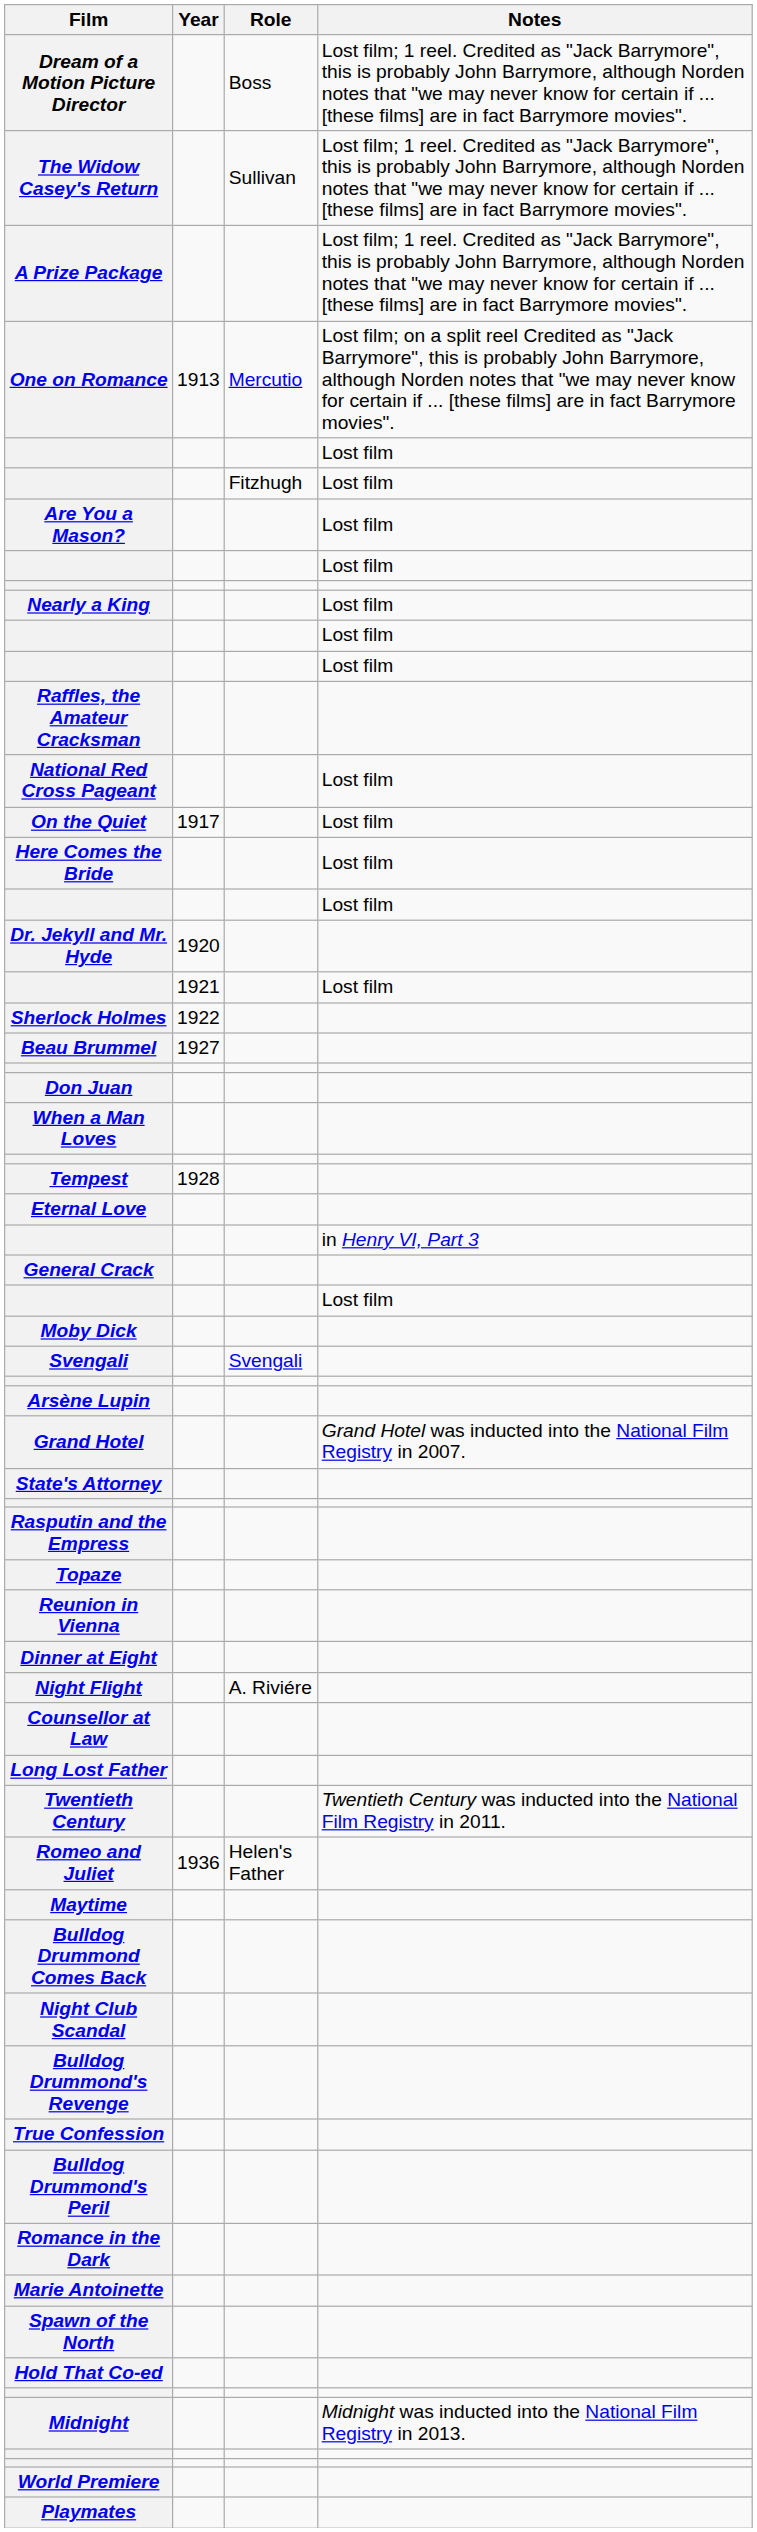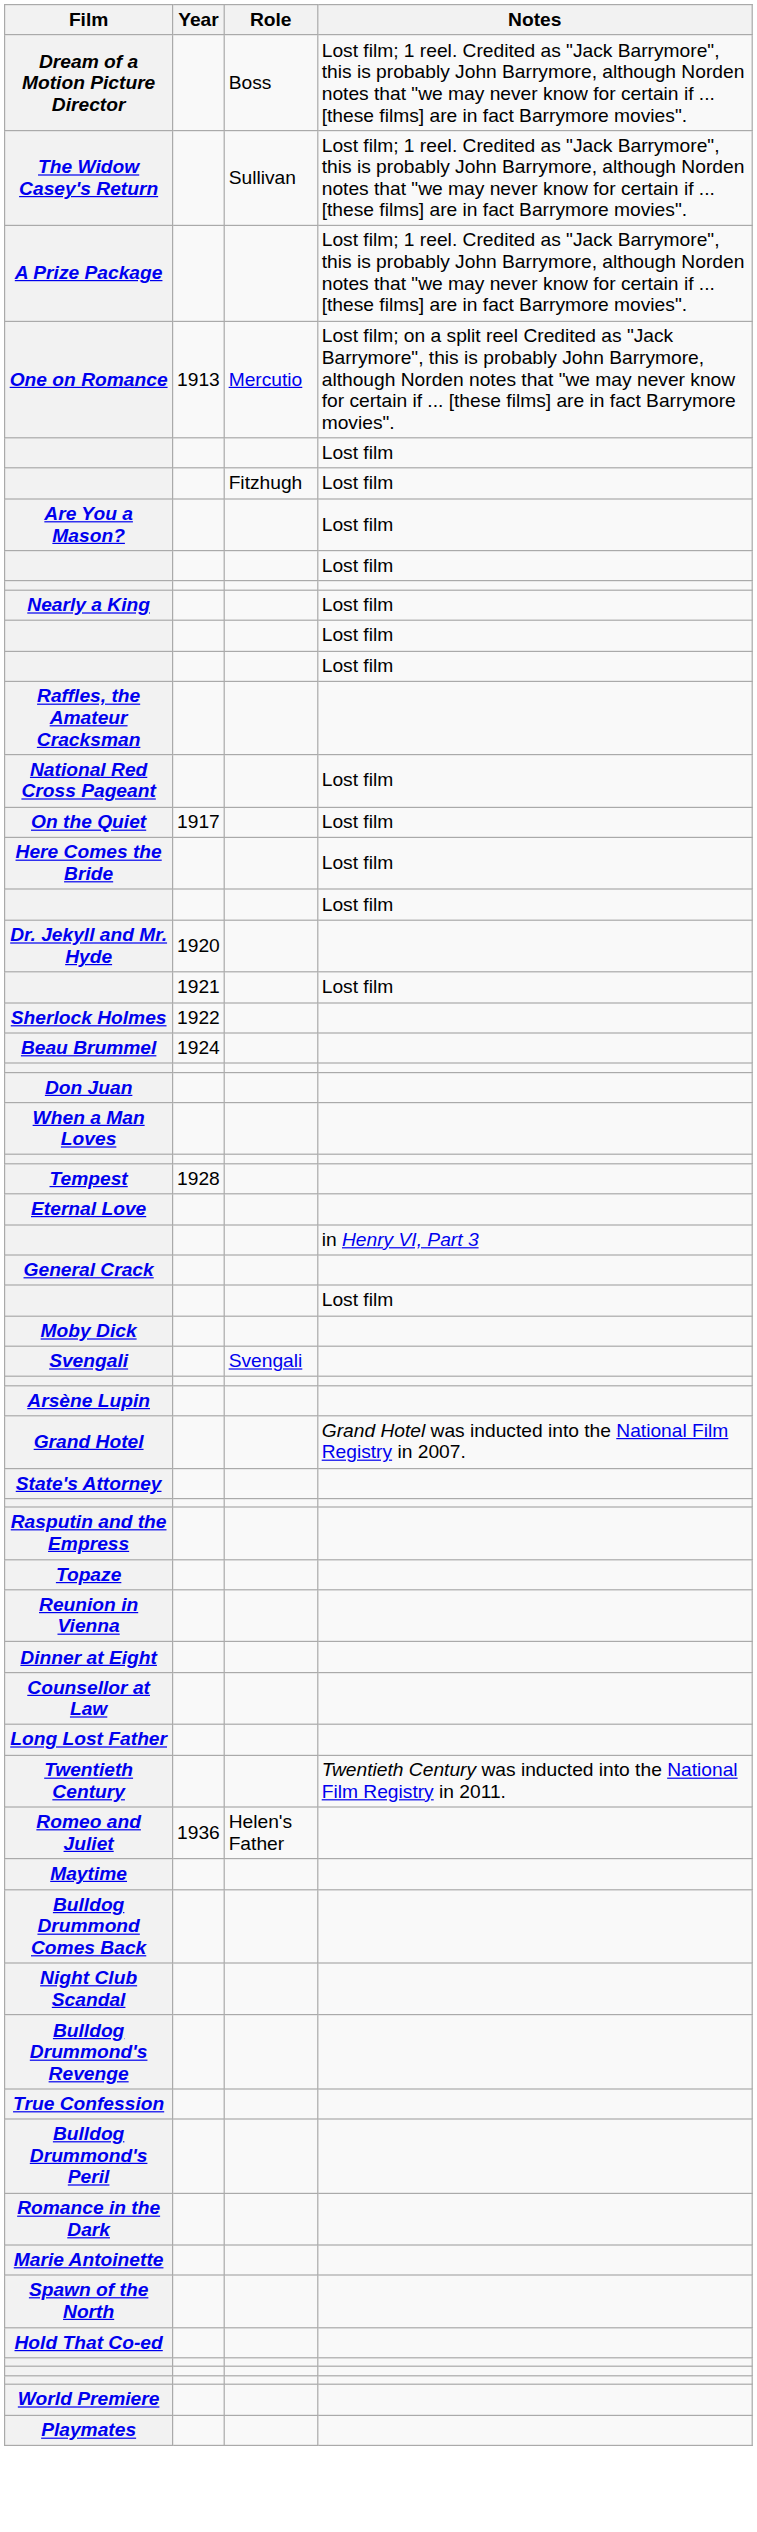(198, 1047) 1927 -> (198, 1047) 1924
- row: (89, 1687)
- row: (89, 2423)
